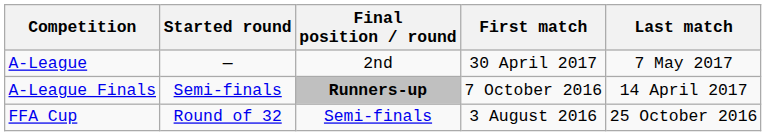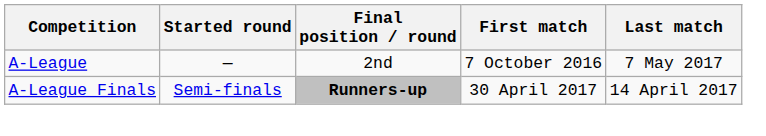(533, 64) 30 April 2017 -> (533, 64) 7 October 2016
(533, 90) 7 October 2016 -> (533, 90) 30 April 2017
- row: (43, 117)
